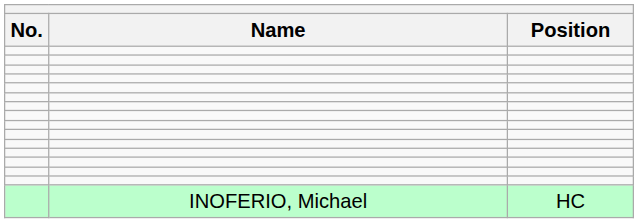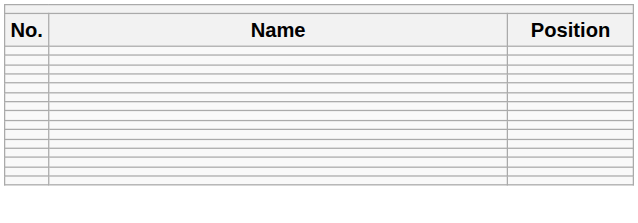- row: (278, 201)
